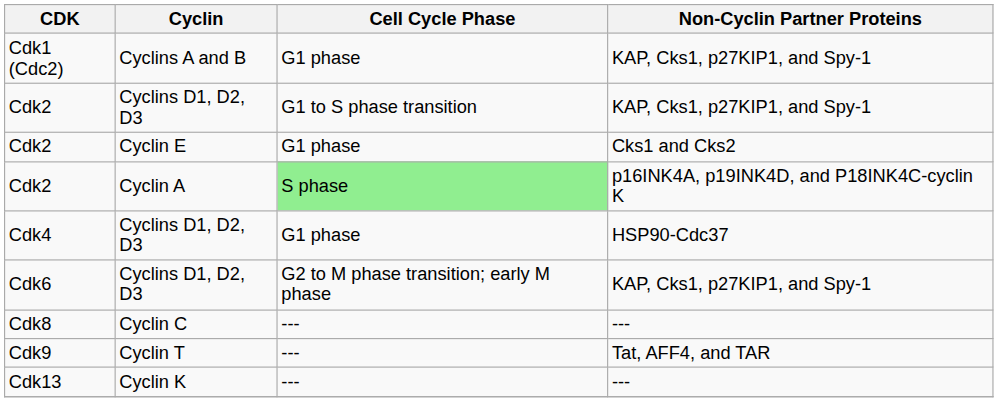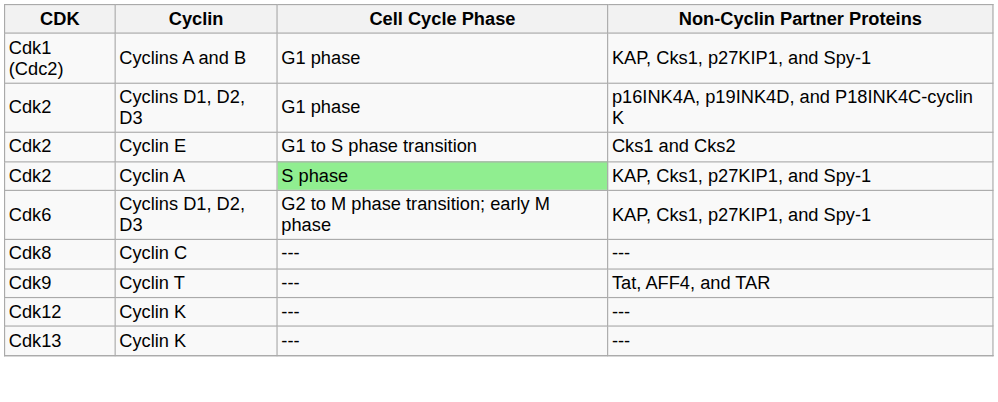(379, 107) G1 to S phase transition -> (321, 107) G1 phase
(742, 107) KAP, Cks1, p27KIP1, and Spy-1 -> (792, 107) p16INK4A, p19INK4D, and P18INK4C-cyclin K
(321, 146) G1 phase -> (379, 146) G1 to S phase transition
(792, 185) p16INK4A, p19INK4D, and P18INK4C-cyclin K -> (742, 175) KAP, Cks1, p27KIP1, and Spy-1
- row: (30, 235)
+ row: (35, 311)
